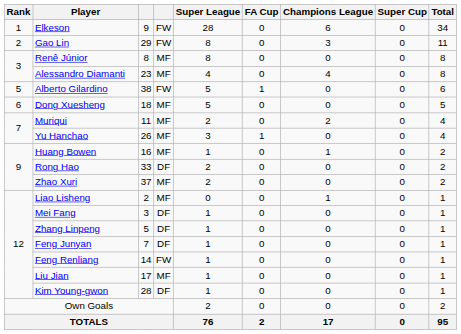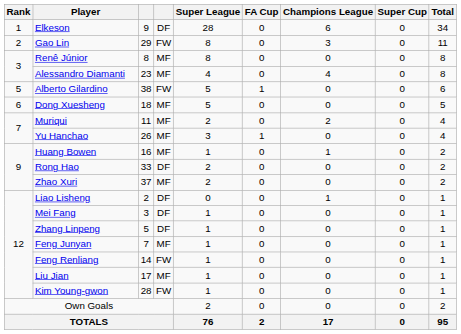(164, 27) FW -> (164, 27) DF
(164, 197) MF -> (164, 197) DF
(164, 244) DF -> (164, 244) MF
(164, 290) DF -> (164, 290) FW
